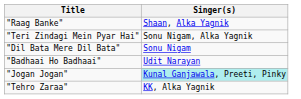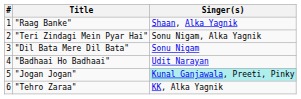+ column: (9, 11)
